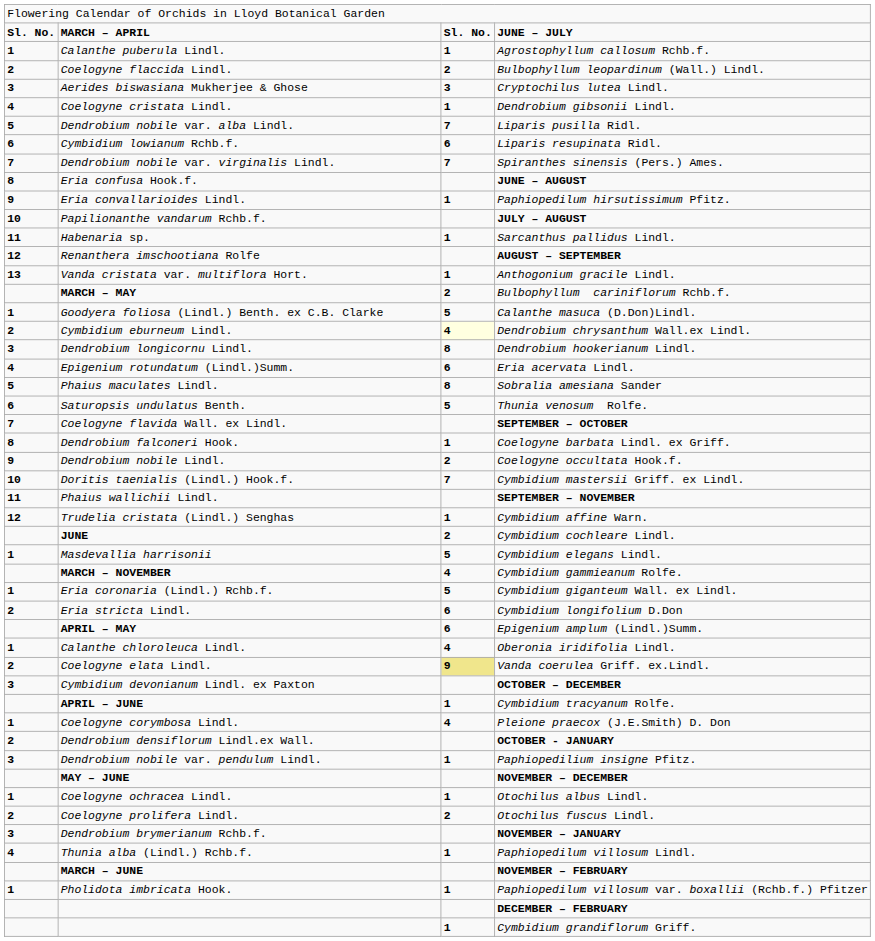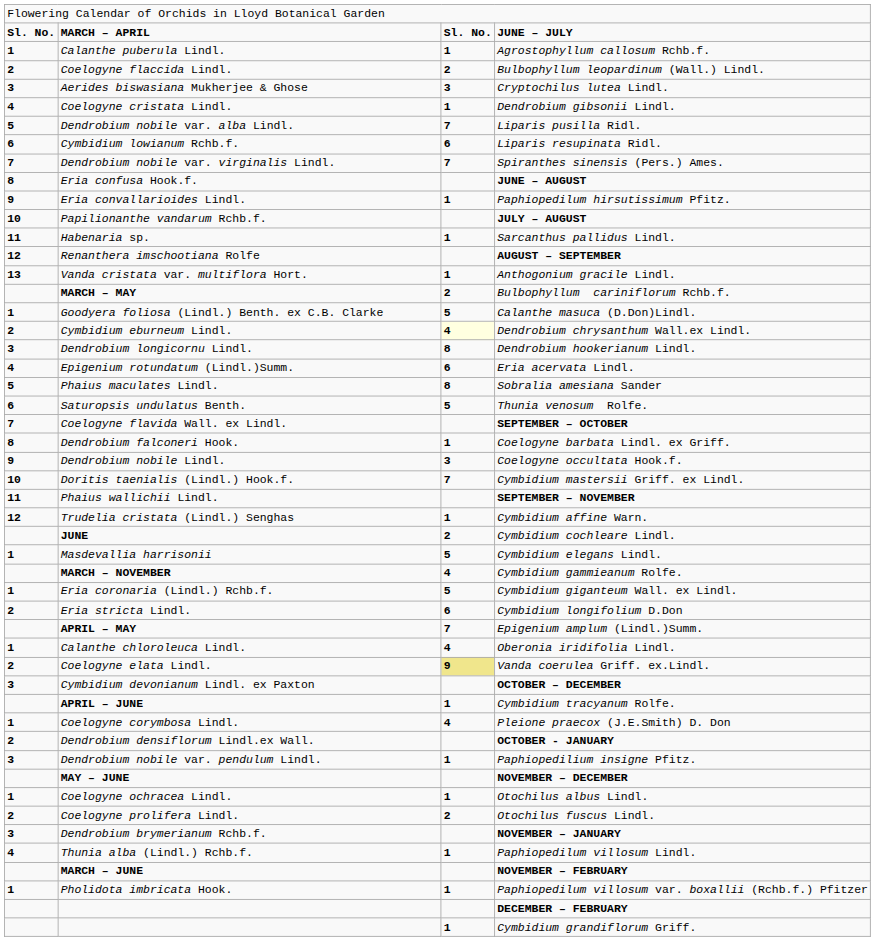(447, 461) 2 -> (447, 461) 3
(447, 629) 6 -> (447, 629) 7
